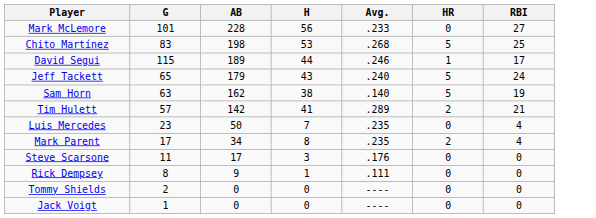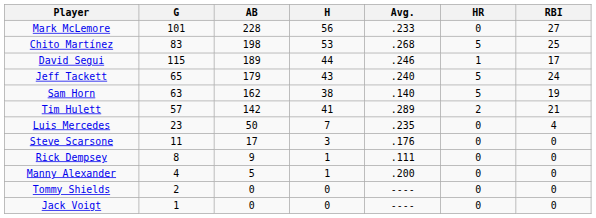- row: (67, 141)
+ row: (71, 173)
